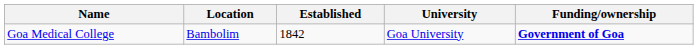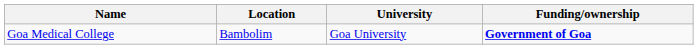- column: (330, 14)
